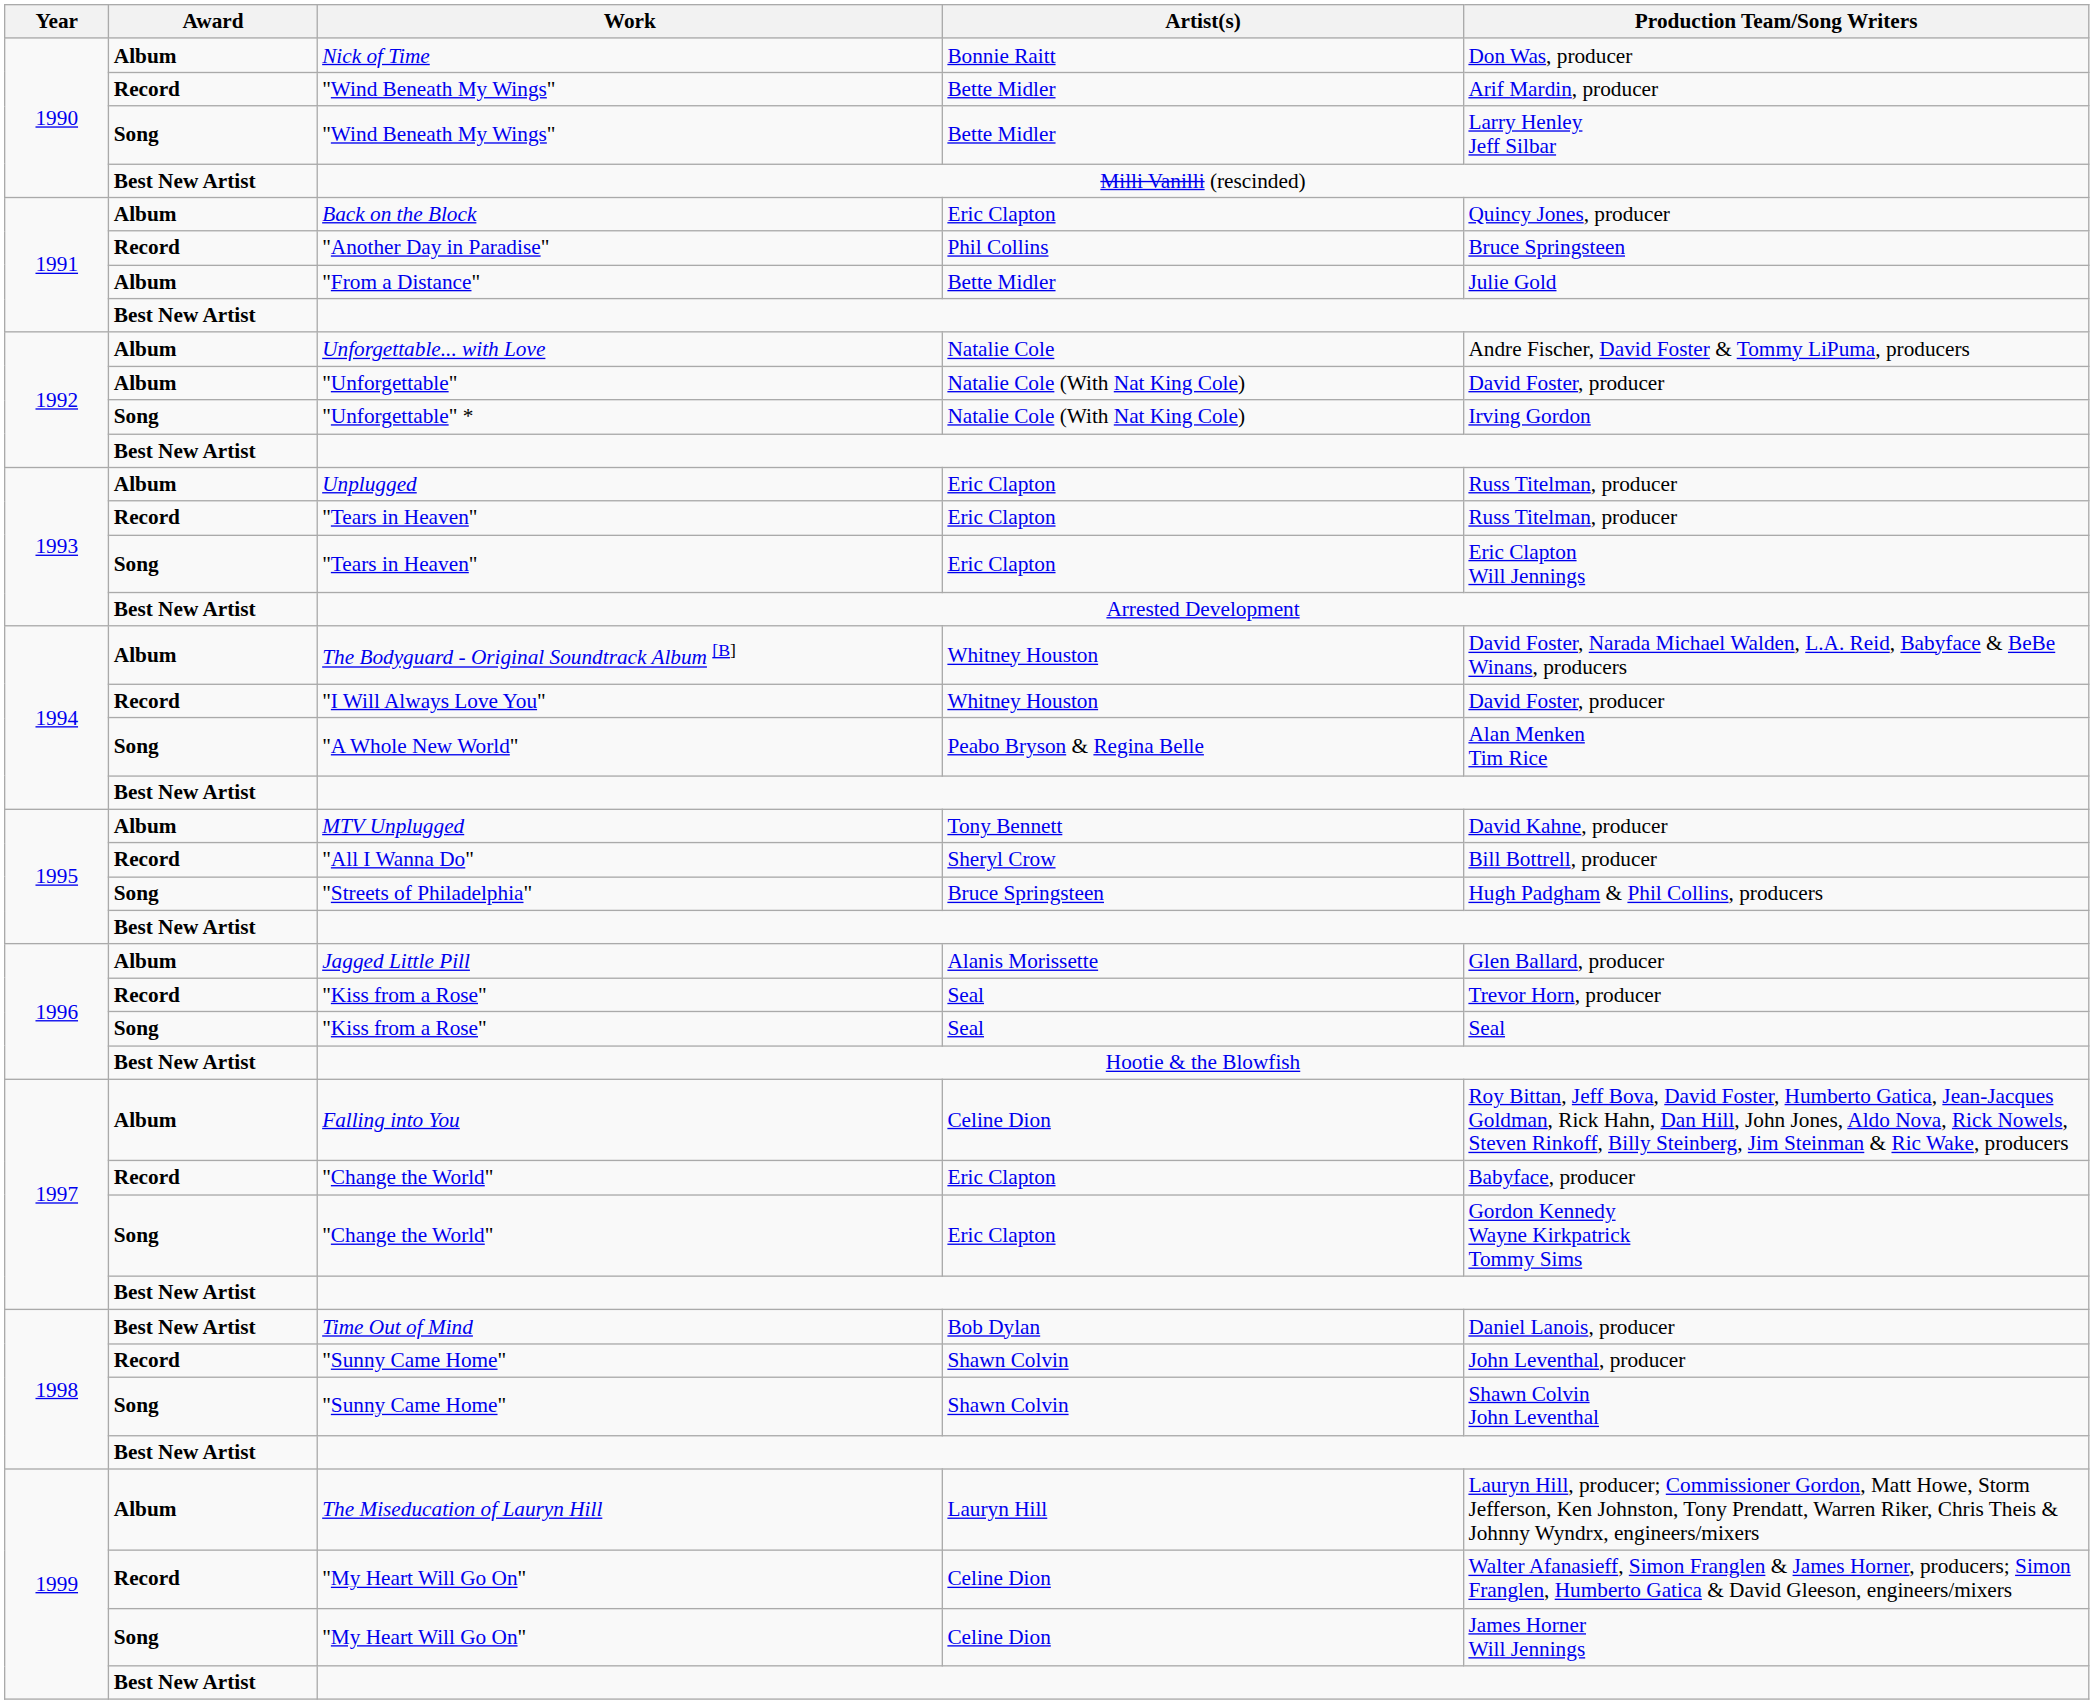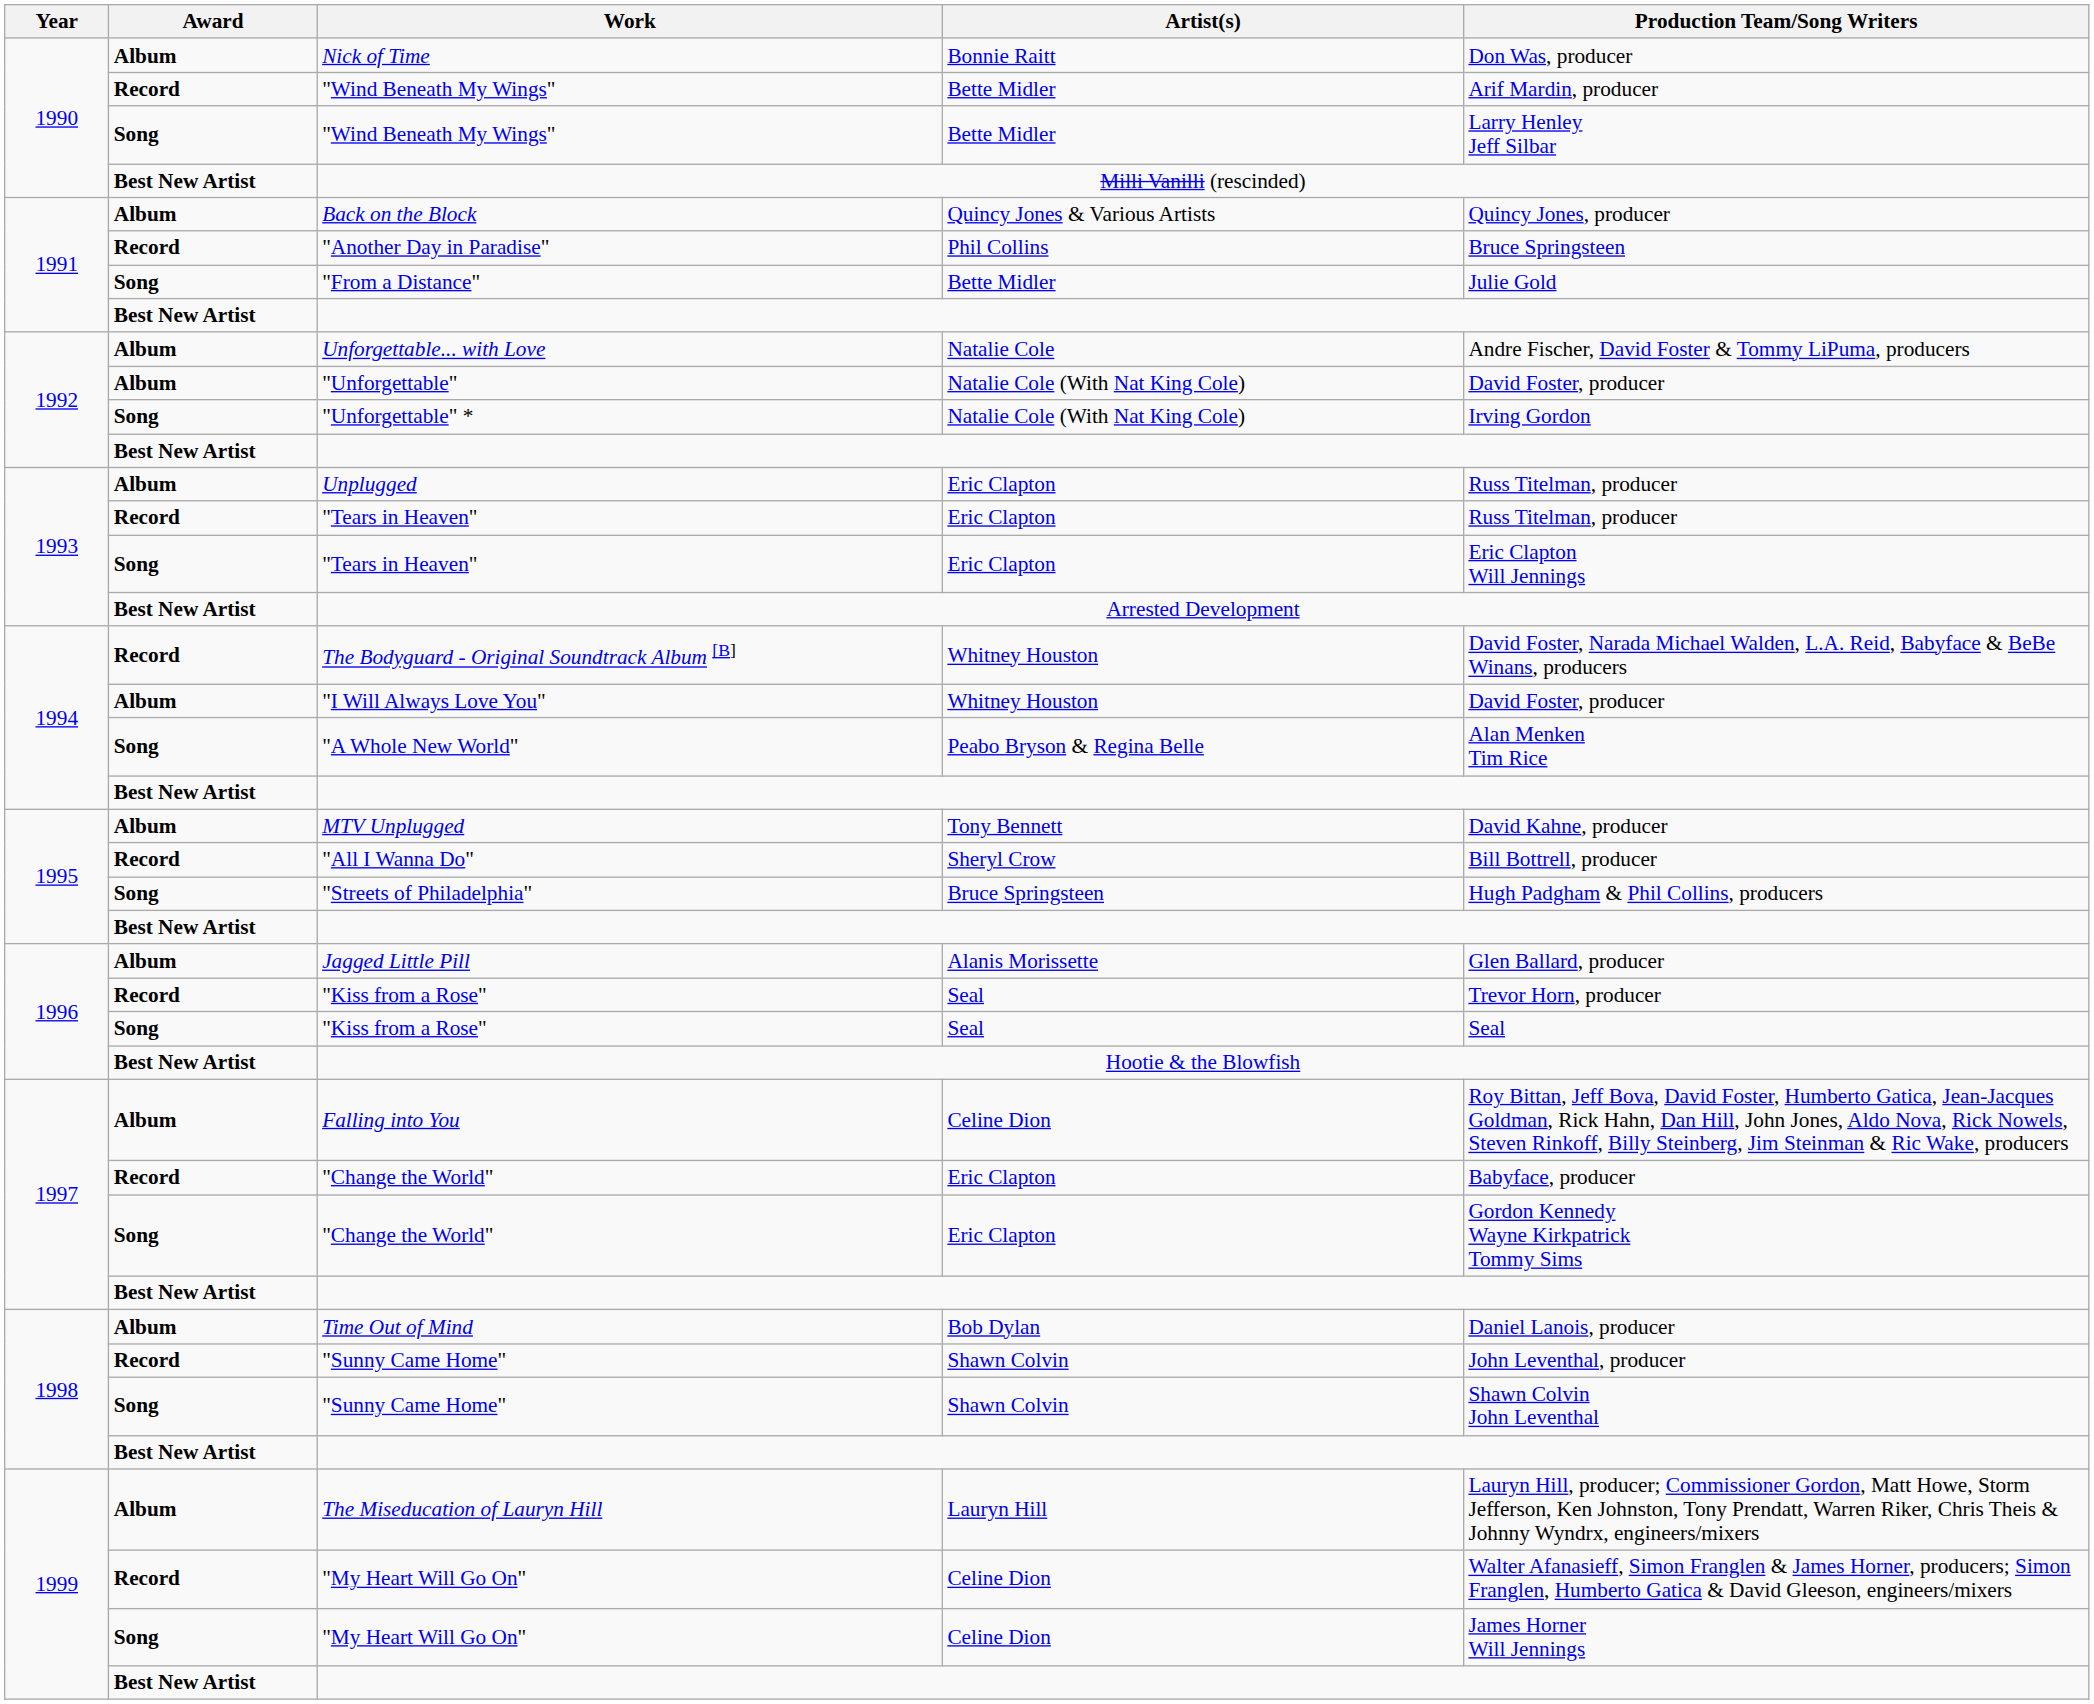(1001, 214) Eric Clapton -> (1081, 214) Quincy Jones & Various Artists
(145, 281) Album -> (136, 281) Song
(145, 654) Album -> (147, 654) Record
(147, 700) Record -> (145, 700) Album
(185, 1326) Best New Artist -> (145, 1326) Album
